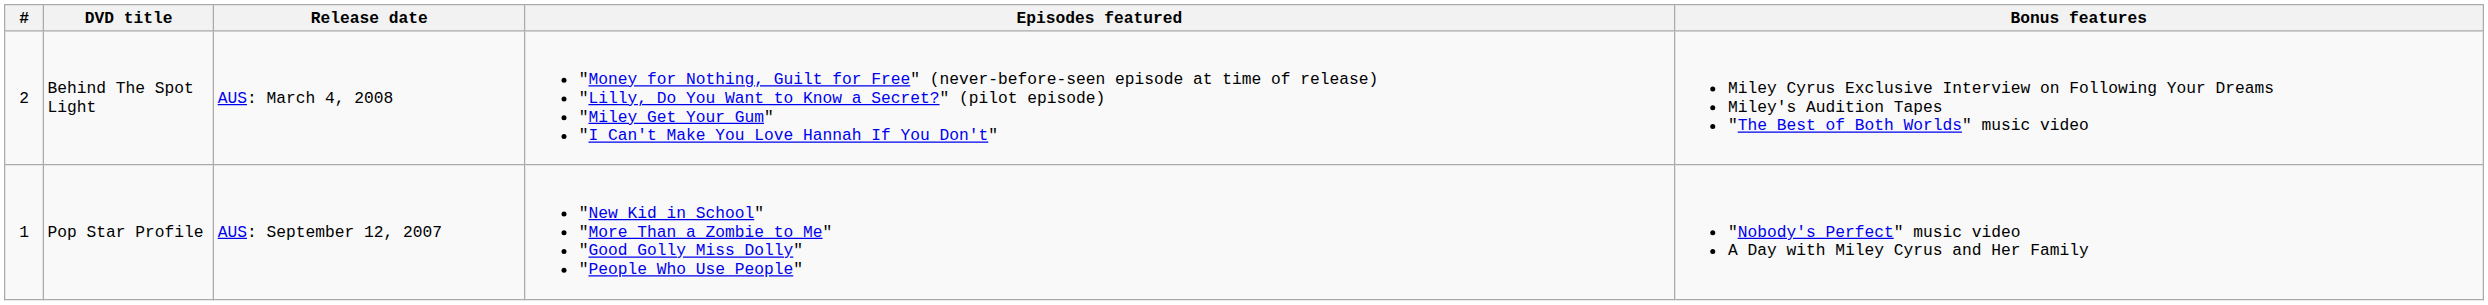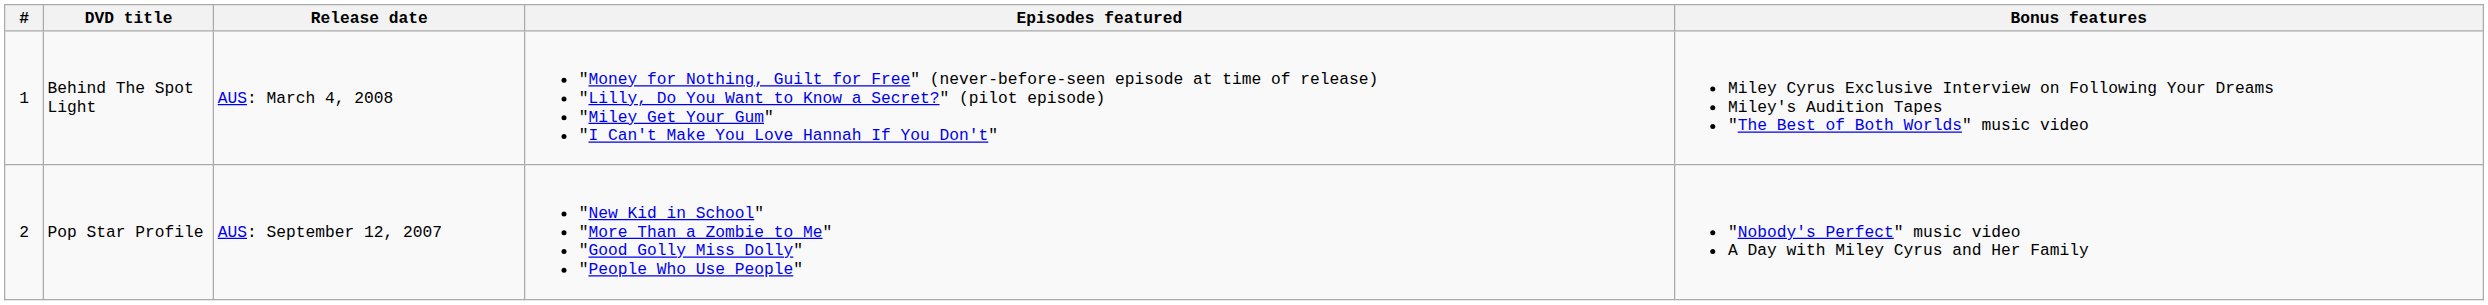(24, 98) 2 -> (24, 98) 1
(24, 232) 1 -> (24, 232) 2
